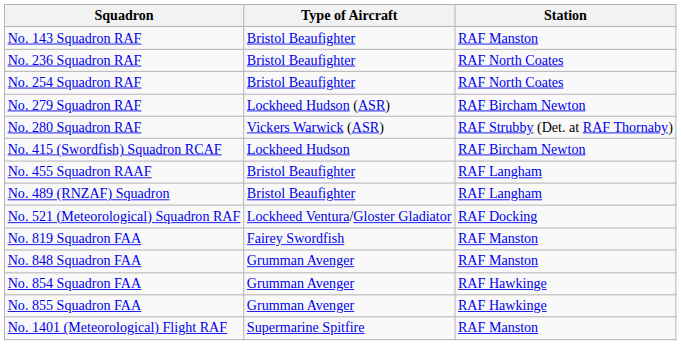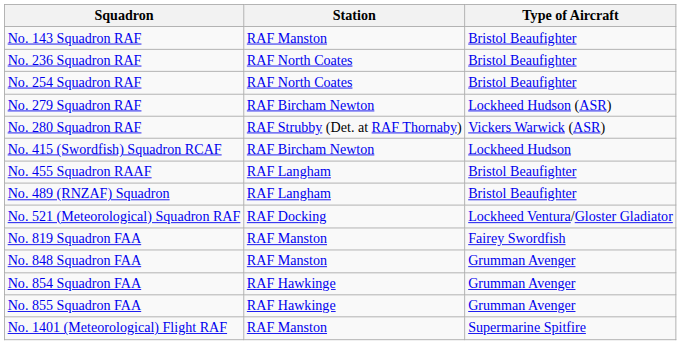columns swapped: (349, 15) <-> (565, 15)
